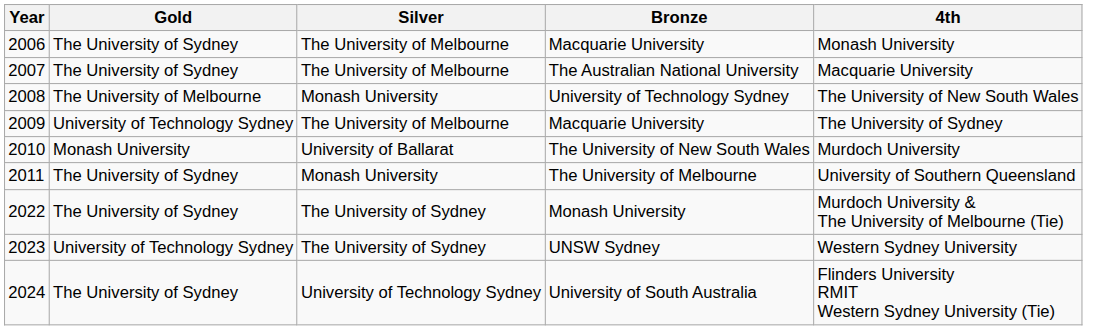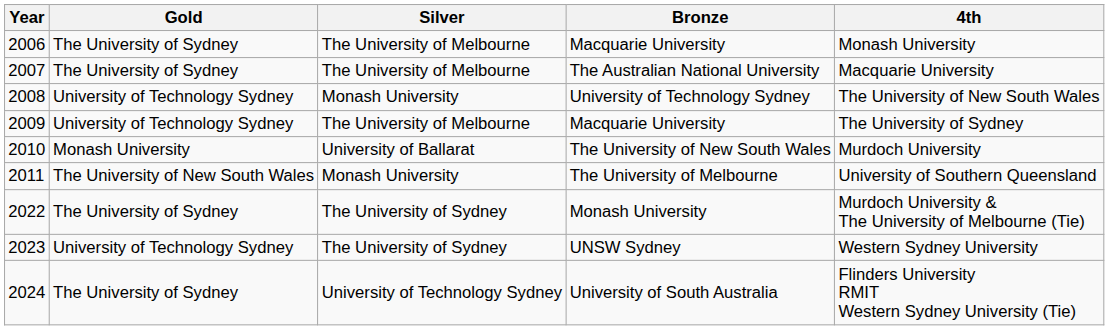(157, 96) The University of Melbourne -> (173, 96) University of Technology Sydney
(146, 176) The University of Sydney -> (184, 176) The University of New South Wales
